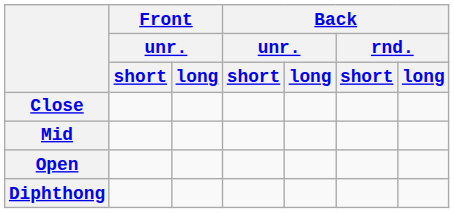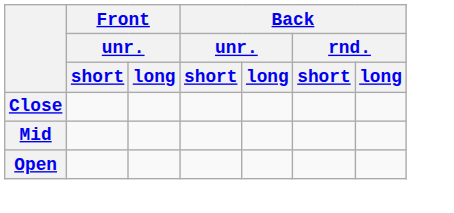- row: (57, 193)
